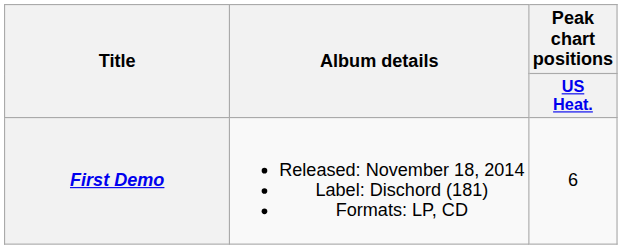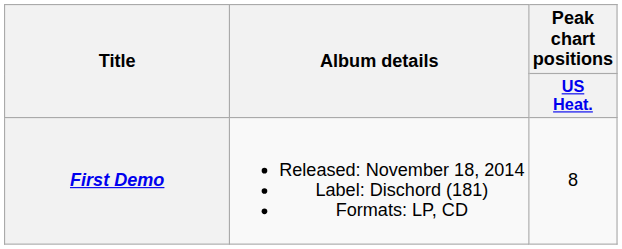(573, 180) 6 -> (573, 180) 8
